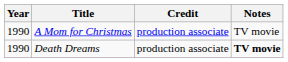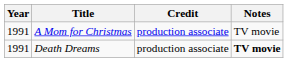(18, 31) 1990 -> (18, 31) 1991
(18, 48) 1990 -> (18, 48) 1991
